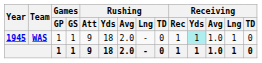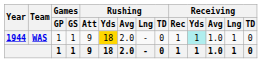(16, 38) 1945 -> (16, 38) 1944
(108, 38) no background -> (108, 38) gold background
